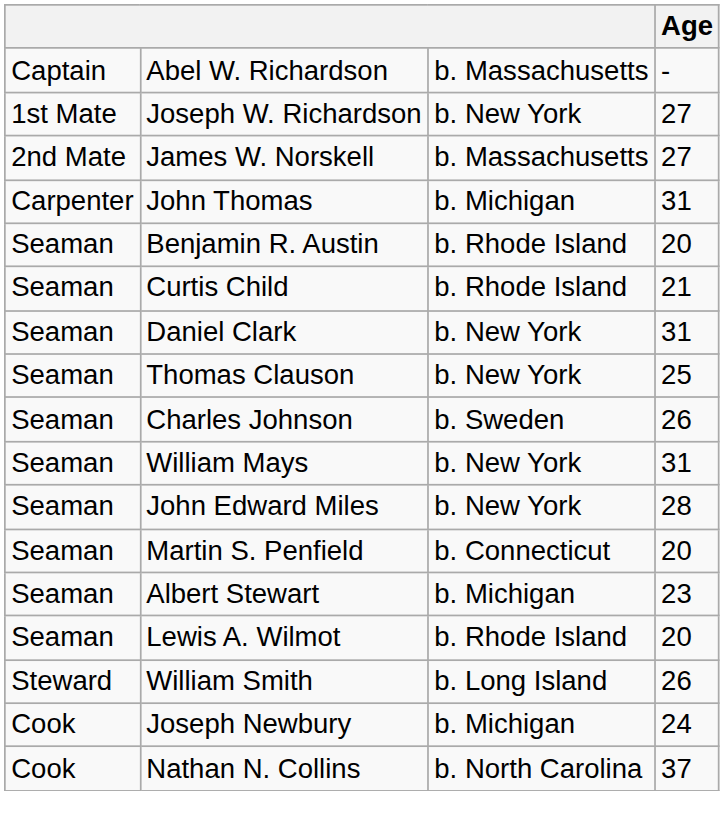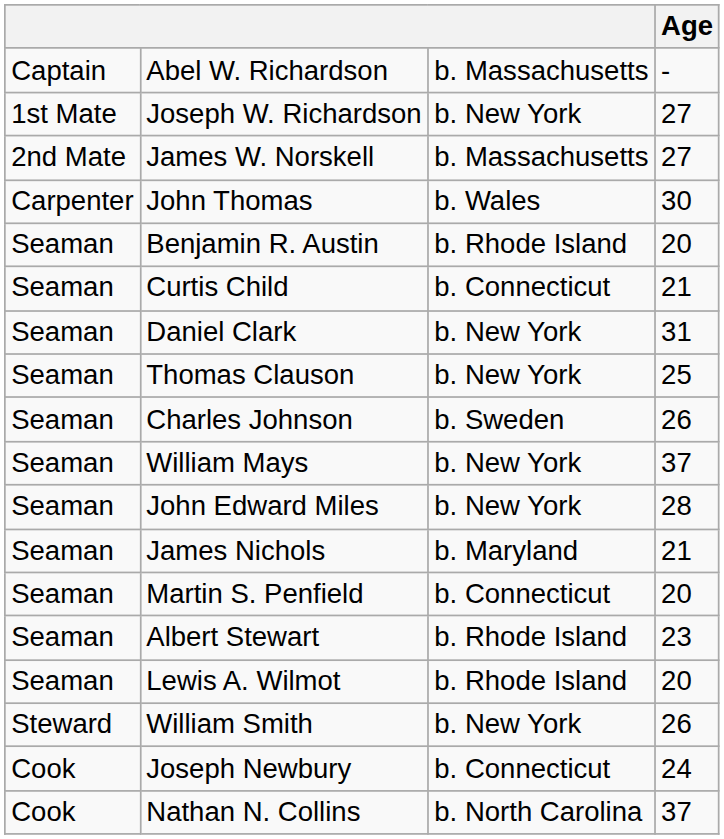(505, 200) b. Michigan -> (487, 200) b. Wales
(676, 200) 31 -> (676, 200) 30
(531, 288) b. Rhode Island -> (522, 288) b. Connecticut
(676, 462) 31 -> (676, 462) 37
+ row: (236, 550)
(505, 593) b. Michigan -> (531, 637) b. Rhode Island
(521, 680) b. Long Island -> (508, 724) b. New York
(505, 724) b. Michigan -> (522, 768) b. Connecticut
